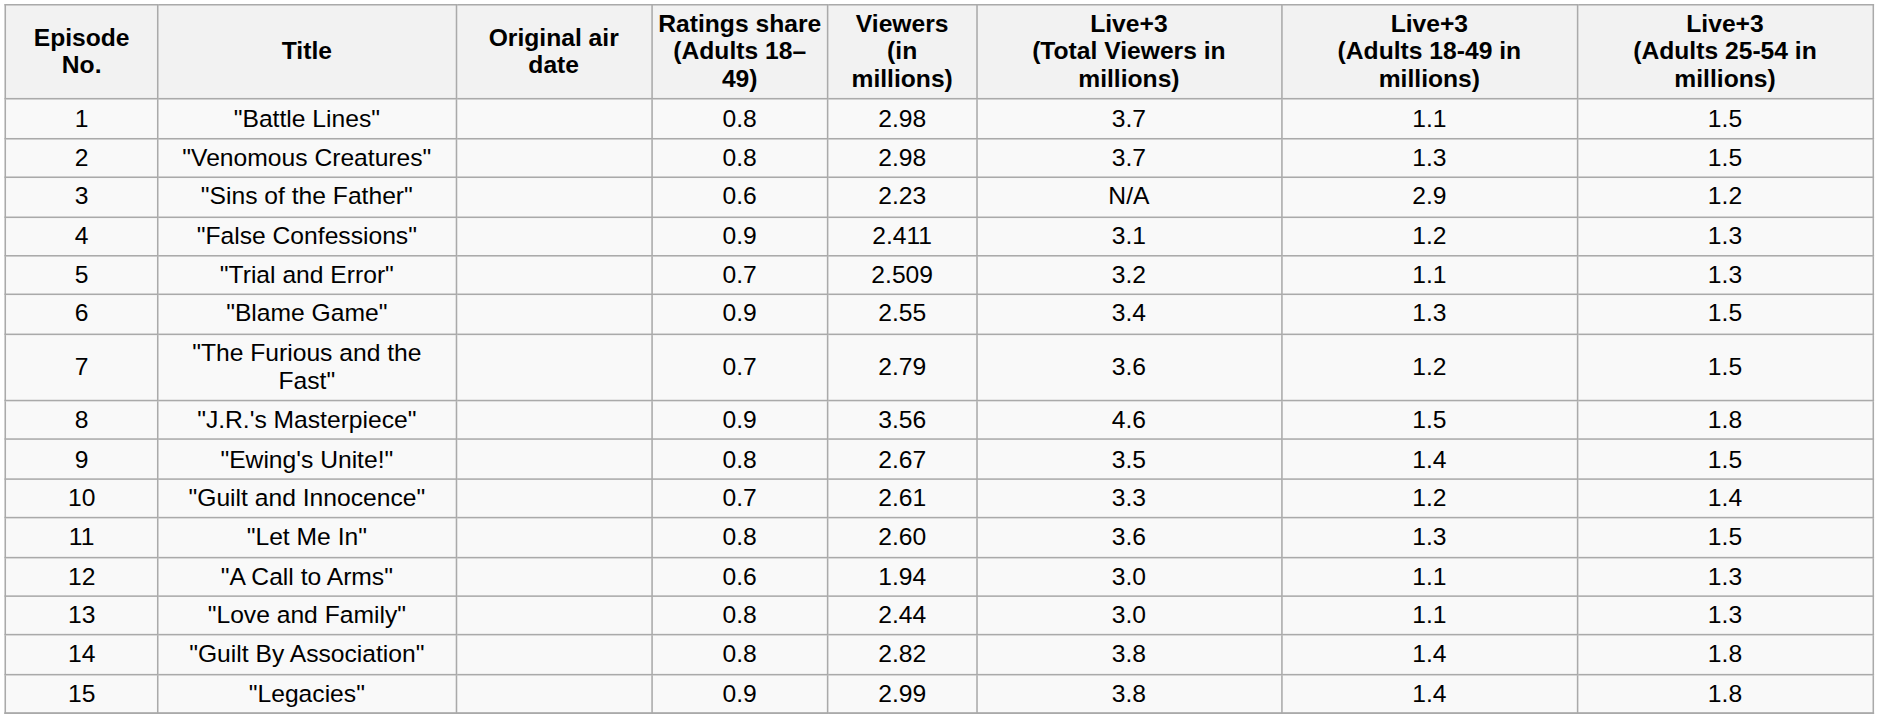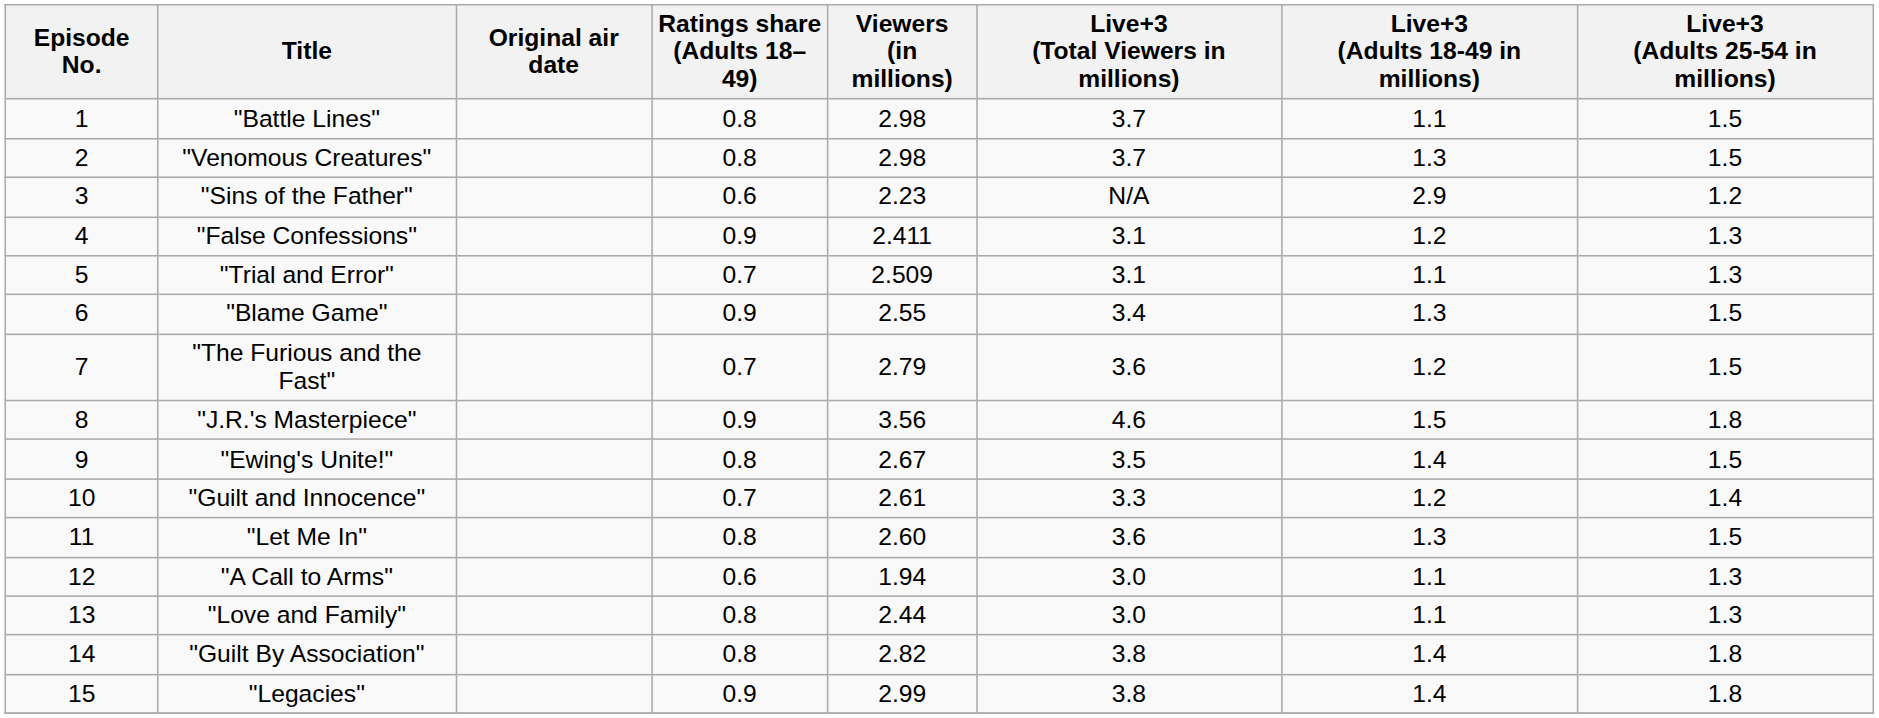(1129, 274) 3.2 -> (1129, 274) 3.1
